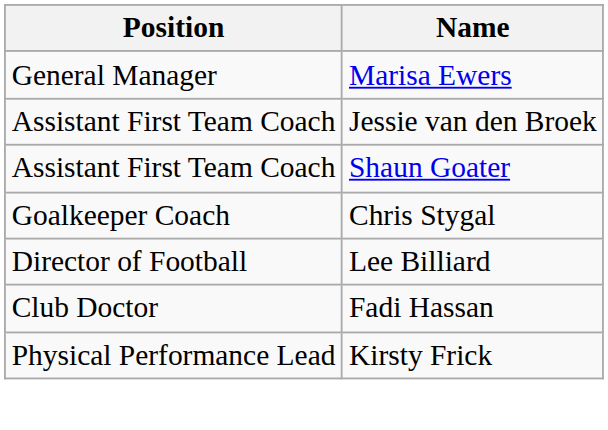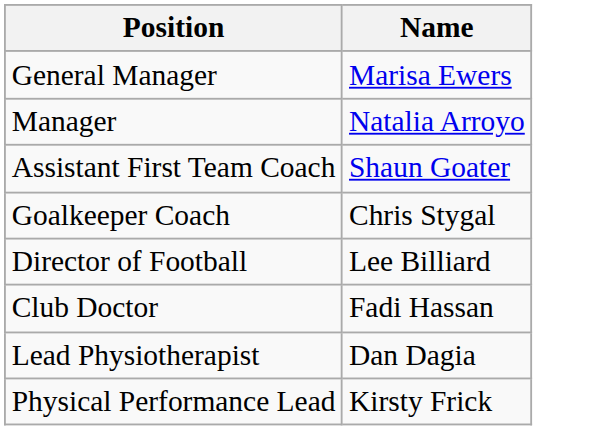+ row: (437, 121)
- row: (473, 121)
+ row: (412, 354)
